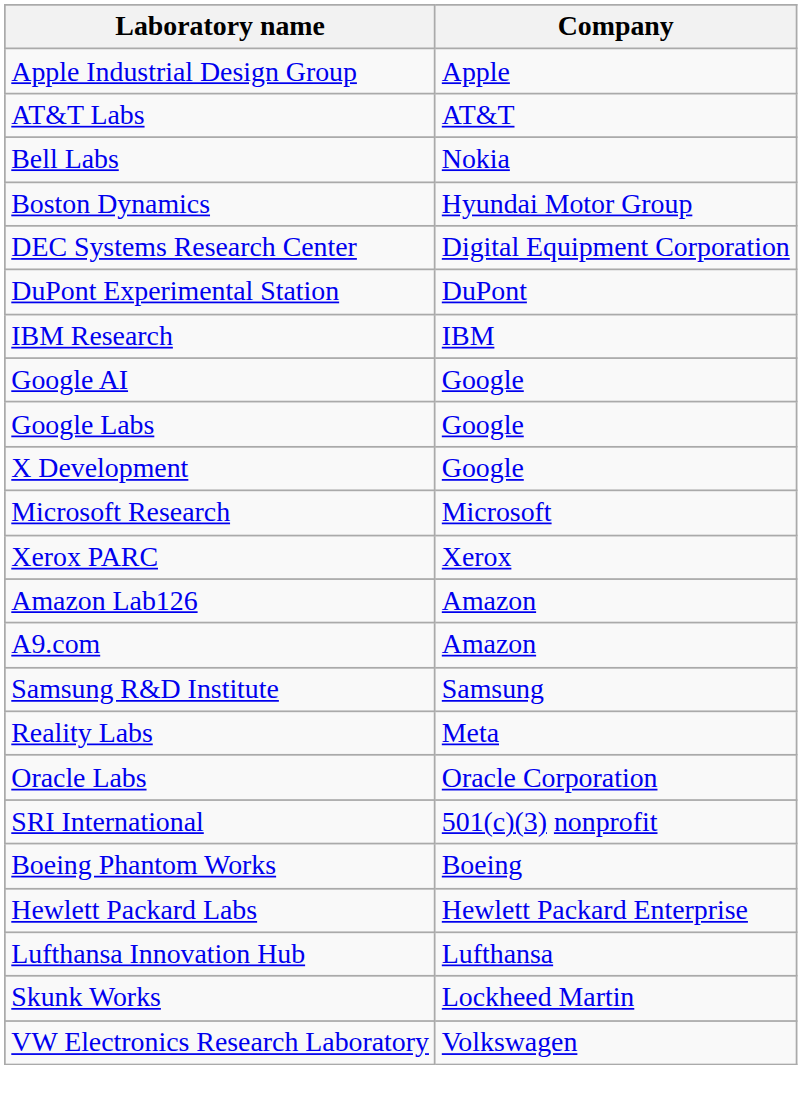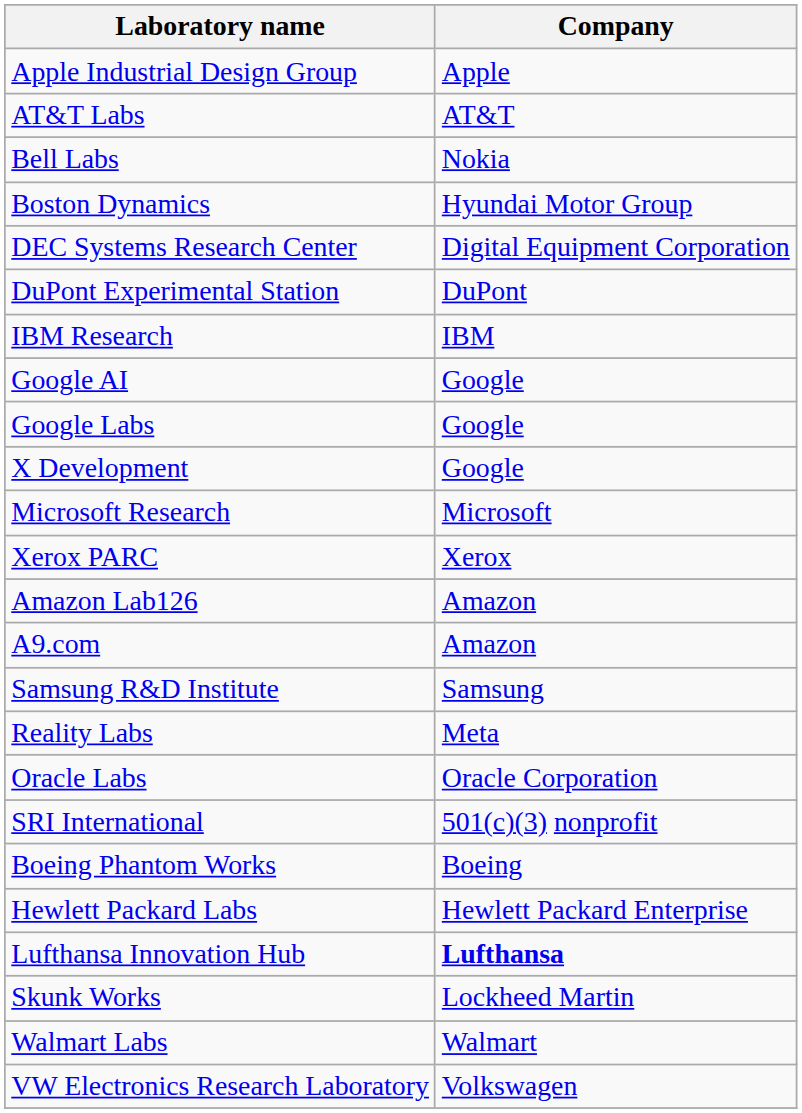(497, 953) normal -> (503, 953) bold
+ row: (89, 1042)
